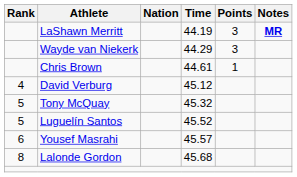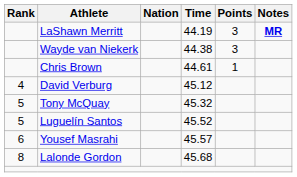(198, 49) 44.29 -> (198, 49) 44.38
